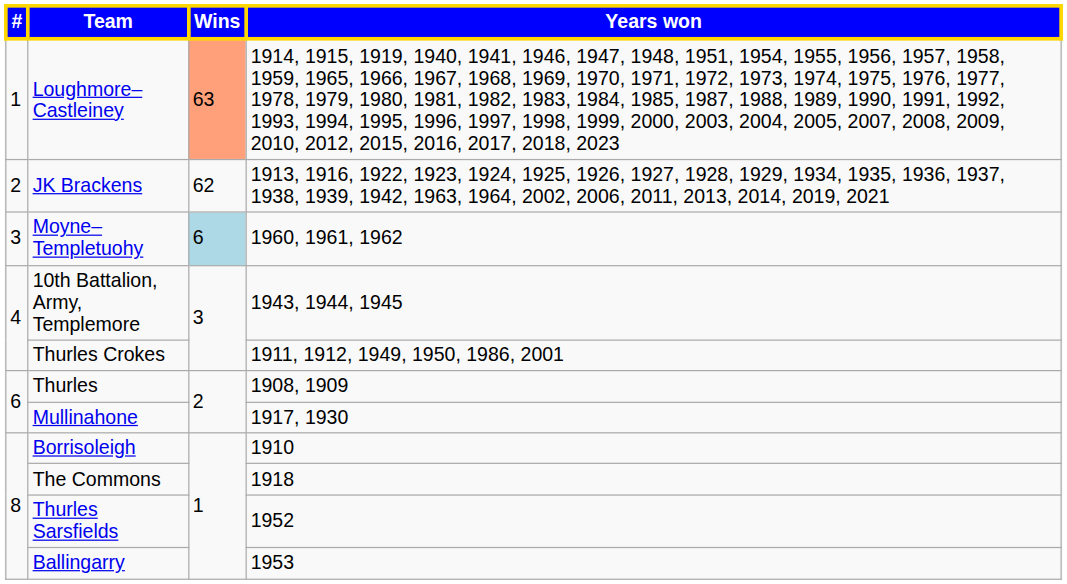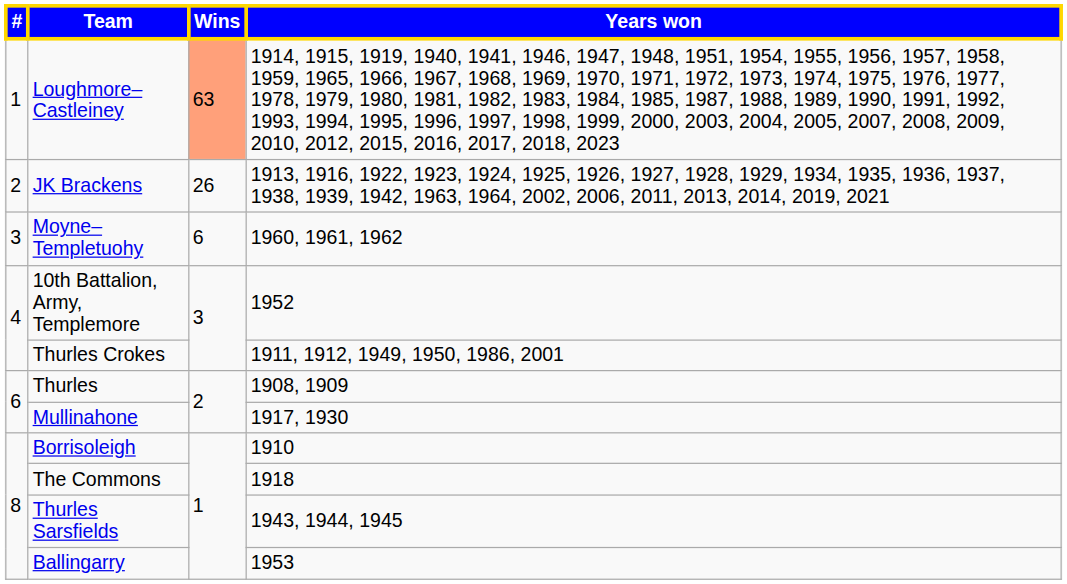(204, 185) 62 -> (204, 185) 26
(198, 238) lightblue background -> (198, 238) no background
(327, 302) 1943, 1944, 1945 -> (272, 302) 1952
(272, 521) 1952 -> (327, 521) 1943, 1944, 1945
